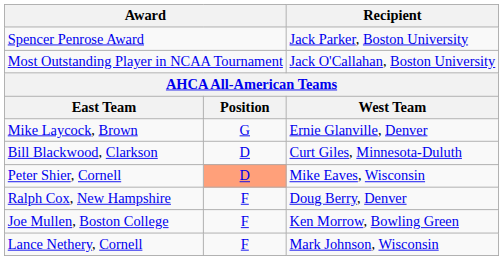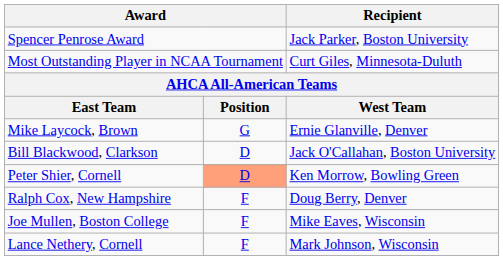(392, 61) Jack O'Callahan, Boston University -> (376, 61) Curt Giles, Minnesota-Duluth
(376, 152) Curt Giles, Minnesota-Duluth -> (392, 152) Jack O'Callahan, Boston University
(357, 175) Mike Eaves, Wisconsin -> (374, 175) Ken Morrow, Bowling Green
(374, 221) Ken Morrow, Bowling Green -> (357, 221) Mike Eaves, Wisconsin
